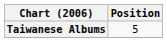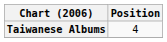(135, 30) 5 -> (135, 30) 4
